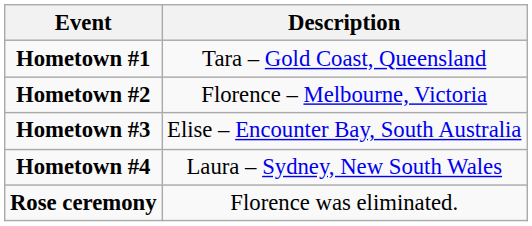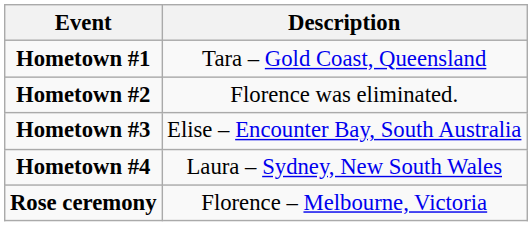(344, 94) Florence – Melbourne, Victoria -> (344, 94) Florence was eliminated.
(344, 202) Florence was eliminated. -> (344, 202) Florence – Melbourne, Victoria
